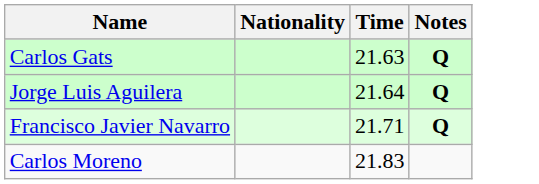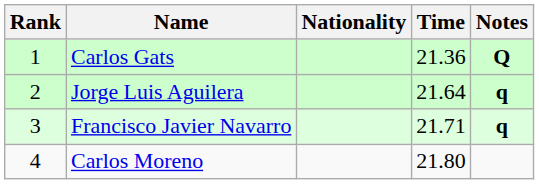+ column: (35, 21)
(380, 56) 21.63 -> (441, 56) 21.36
(441, 91) Q -> (502, 91) q
(441, 126) Q -> (502, 126) q
(380, 160) 21.83 -> (441, 160) 21.80
